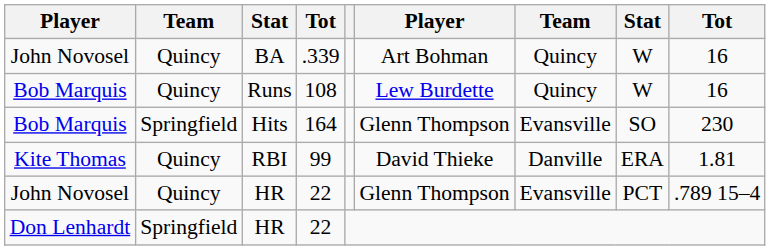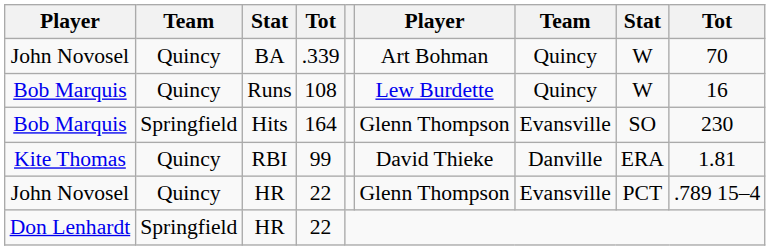(717, 55) 16 -> (717, 55) 70
